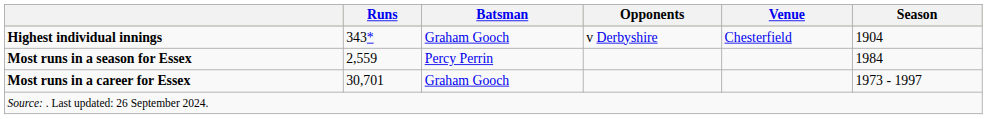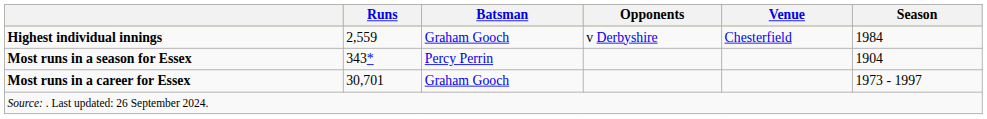(360, 37) 343* -> (362, 37) 2,559
(869, 37) 1904 -> (869, 37) 1984
(362, 59) 2,559 -> (360, 59) 343*
(869, 59) 1984 -> (869, 59) 1904
